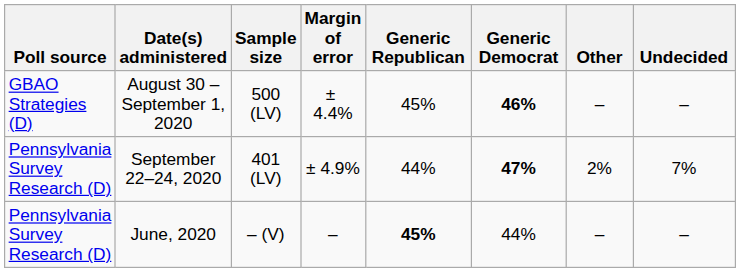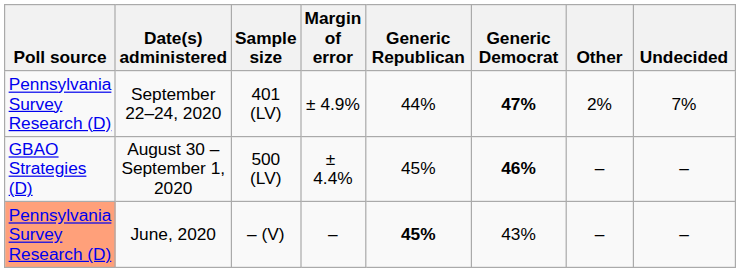rows swapped: (173, 169) <-> (173, 104)
(60, 235) no background -> (60, 235) lightsalmon background
(519, 235) 44% -> (519, 235) 43%
